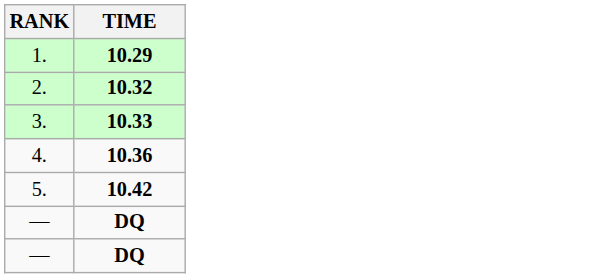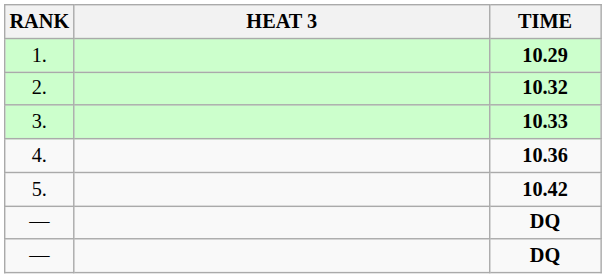+ column: (282, 21)
